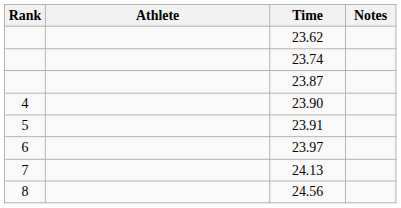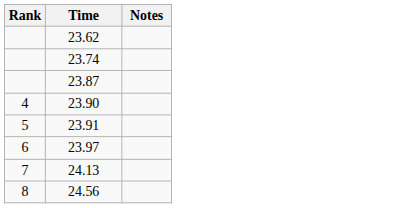- column: (158, 15)
